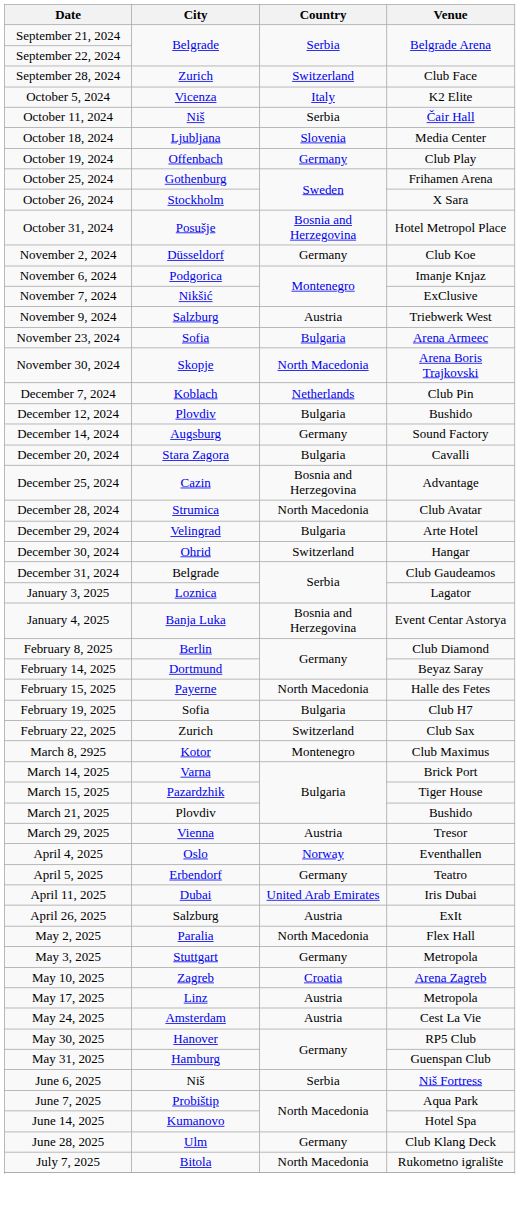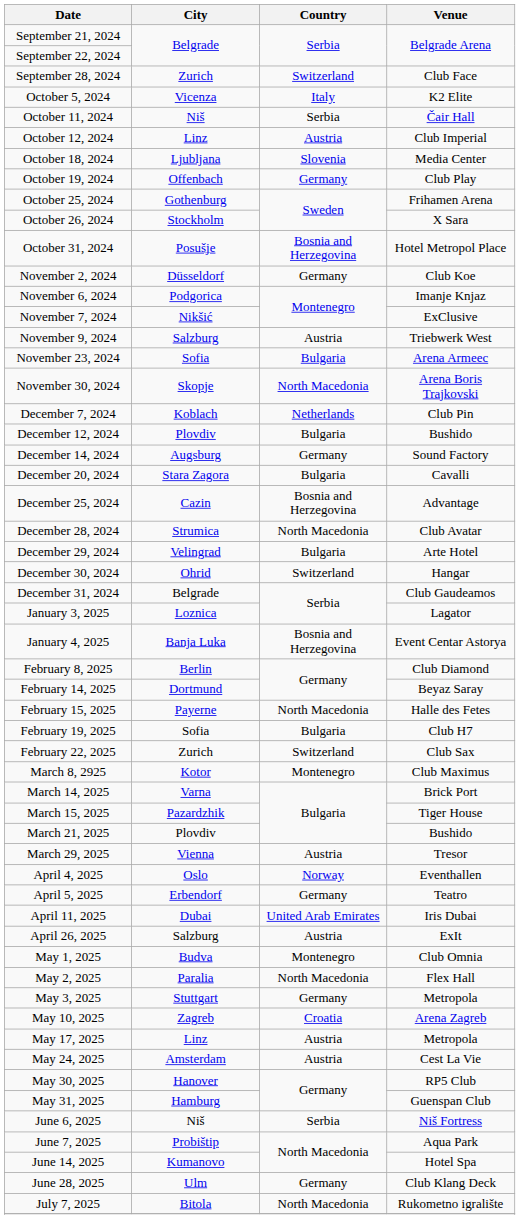+ row: (68, 138)
+ row: (68, 956)
